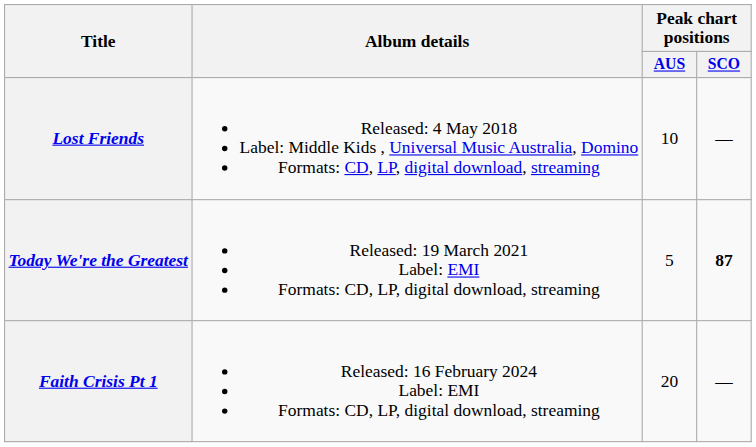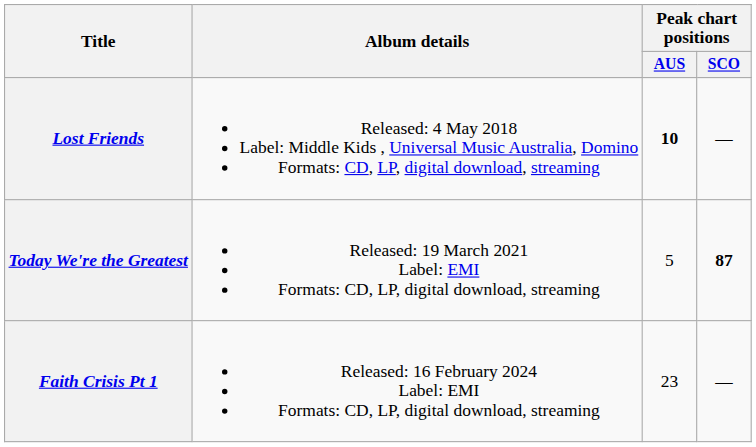(669, 138) normal -> (669, 138) bold
(669, 381) 20 -> (669, 381) 23
